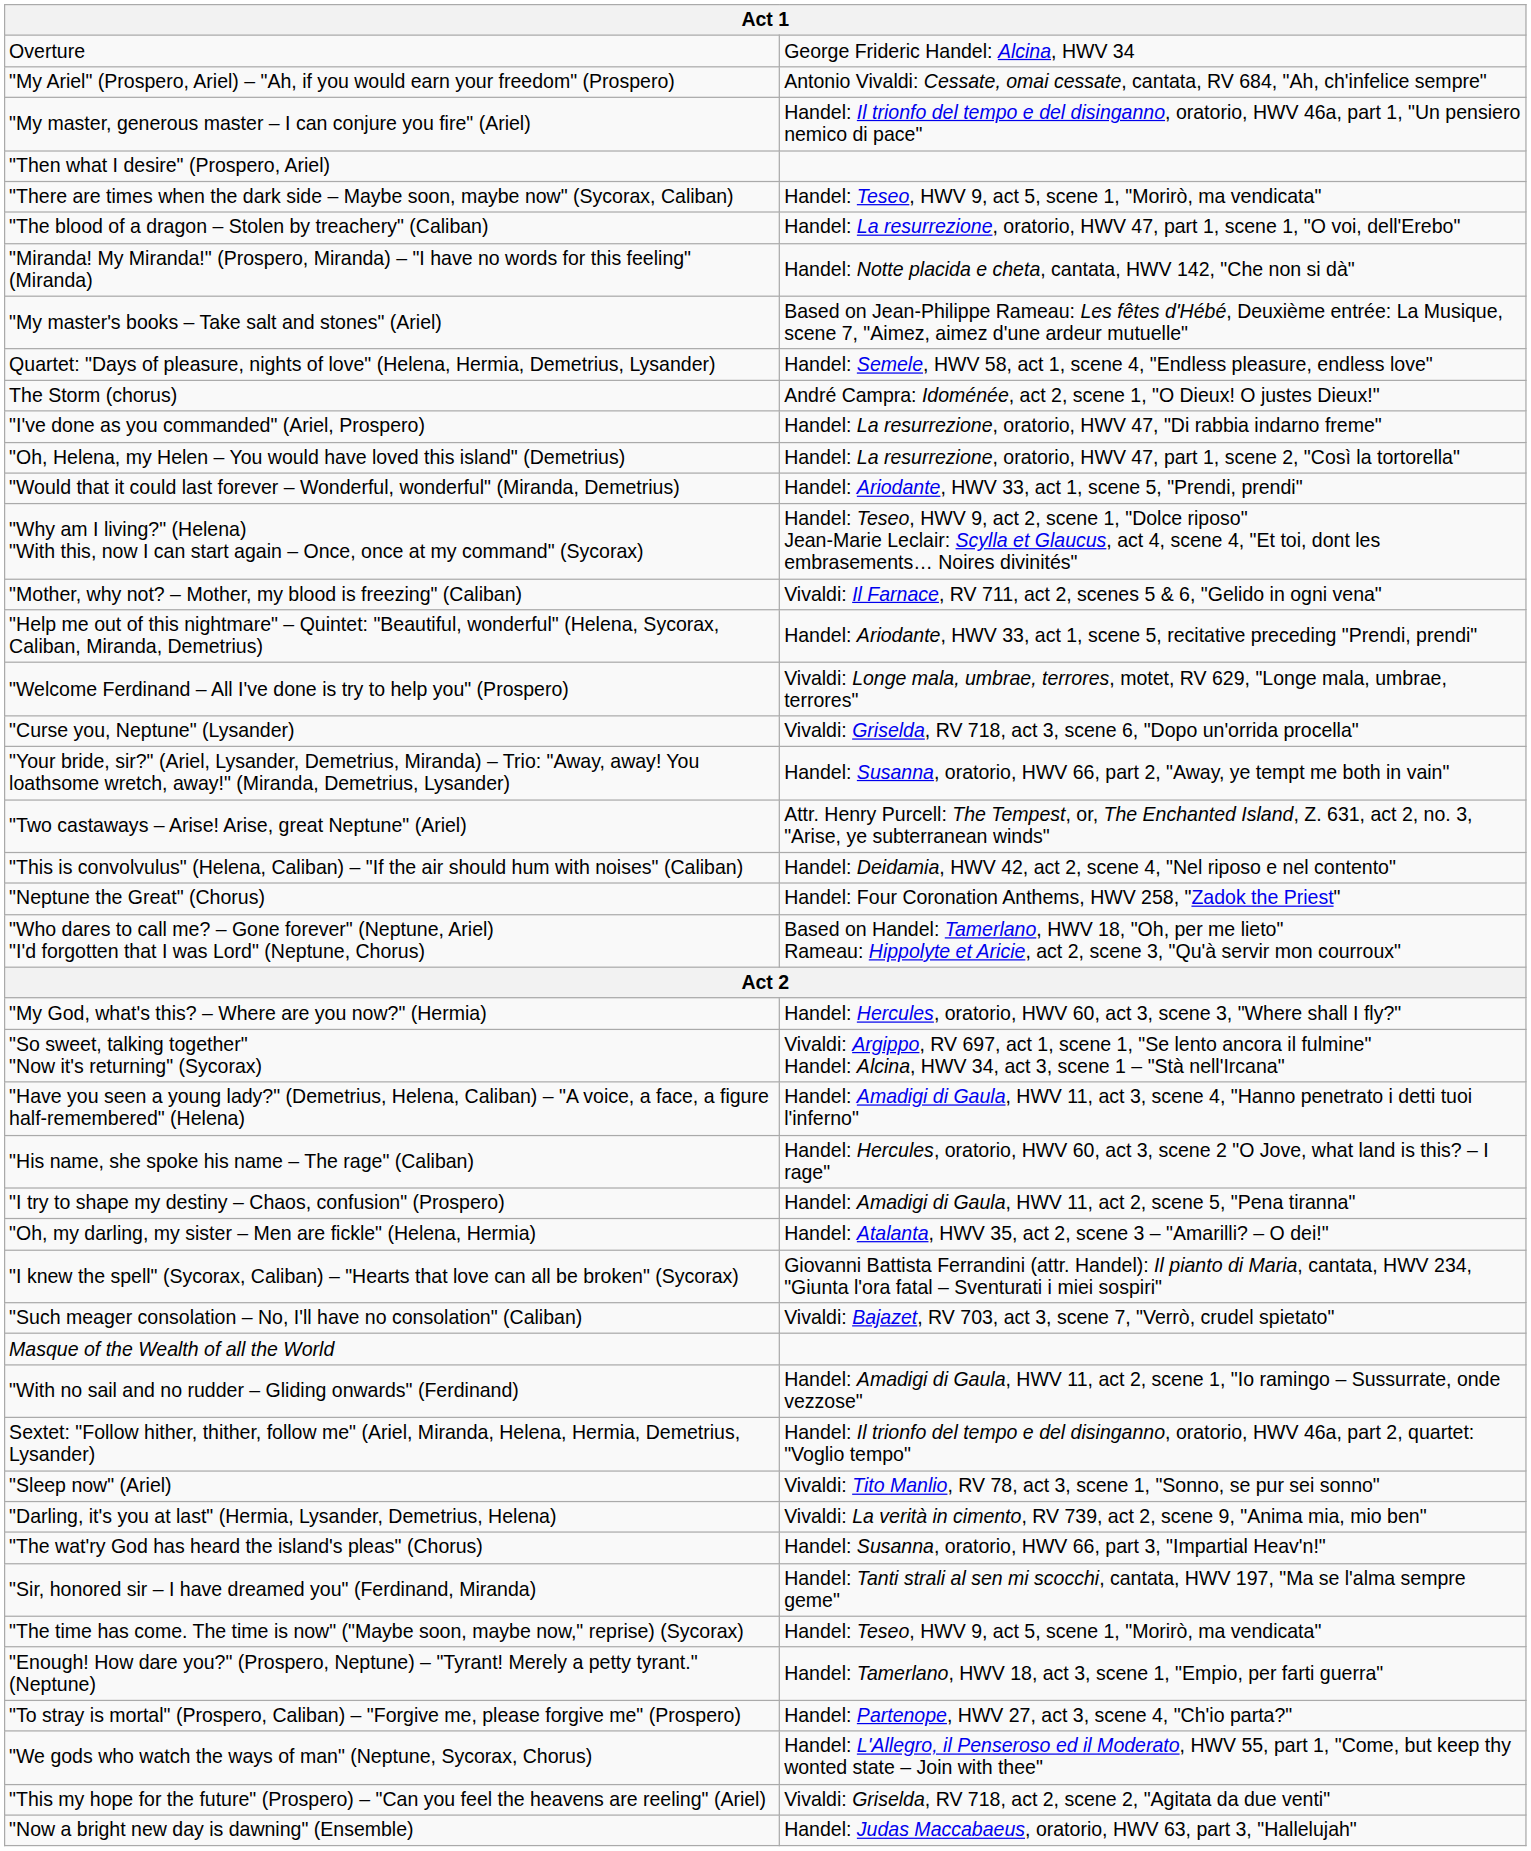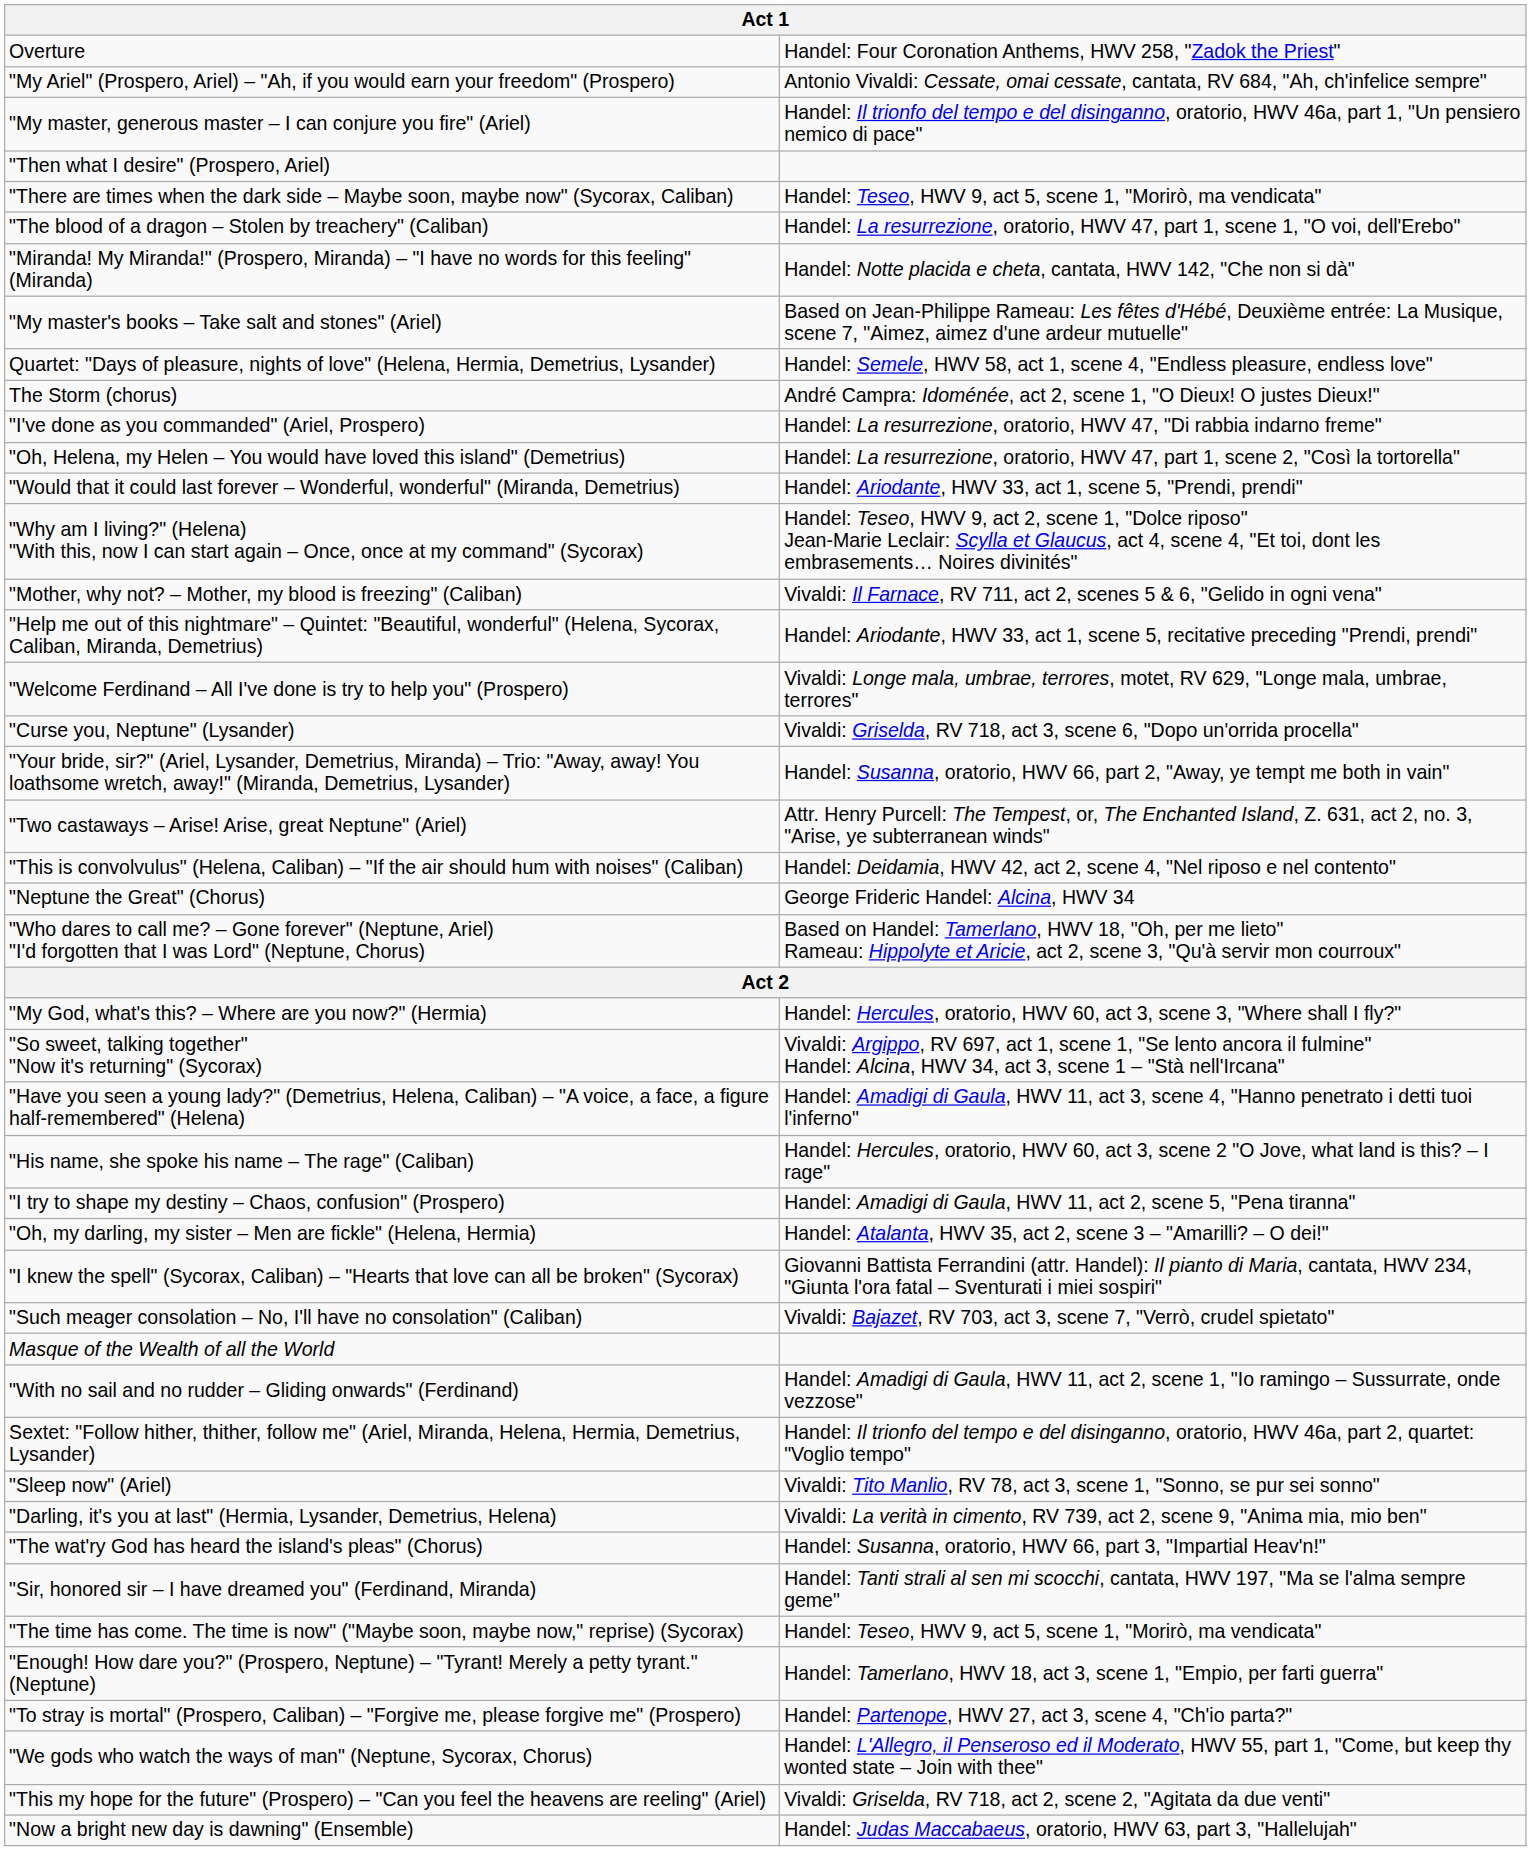(959, 50) George Frideric Handel: Alcina, HWV 34 -> (1062, 50) Handel: Four Coronation Anthems, HWV 258, "Zadok the Priest"
(1062, 898) Handel: Four Coronation Anthems, HWV 258, "Zadok the Priest" -> (959, 898) George Frideric Handel: Alcina, HWV 34
